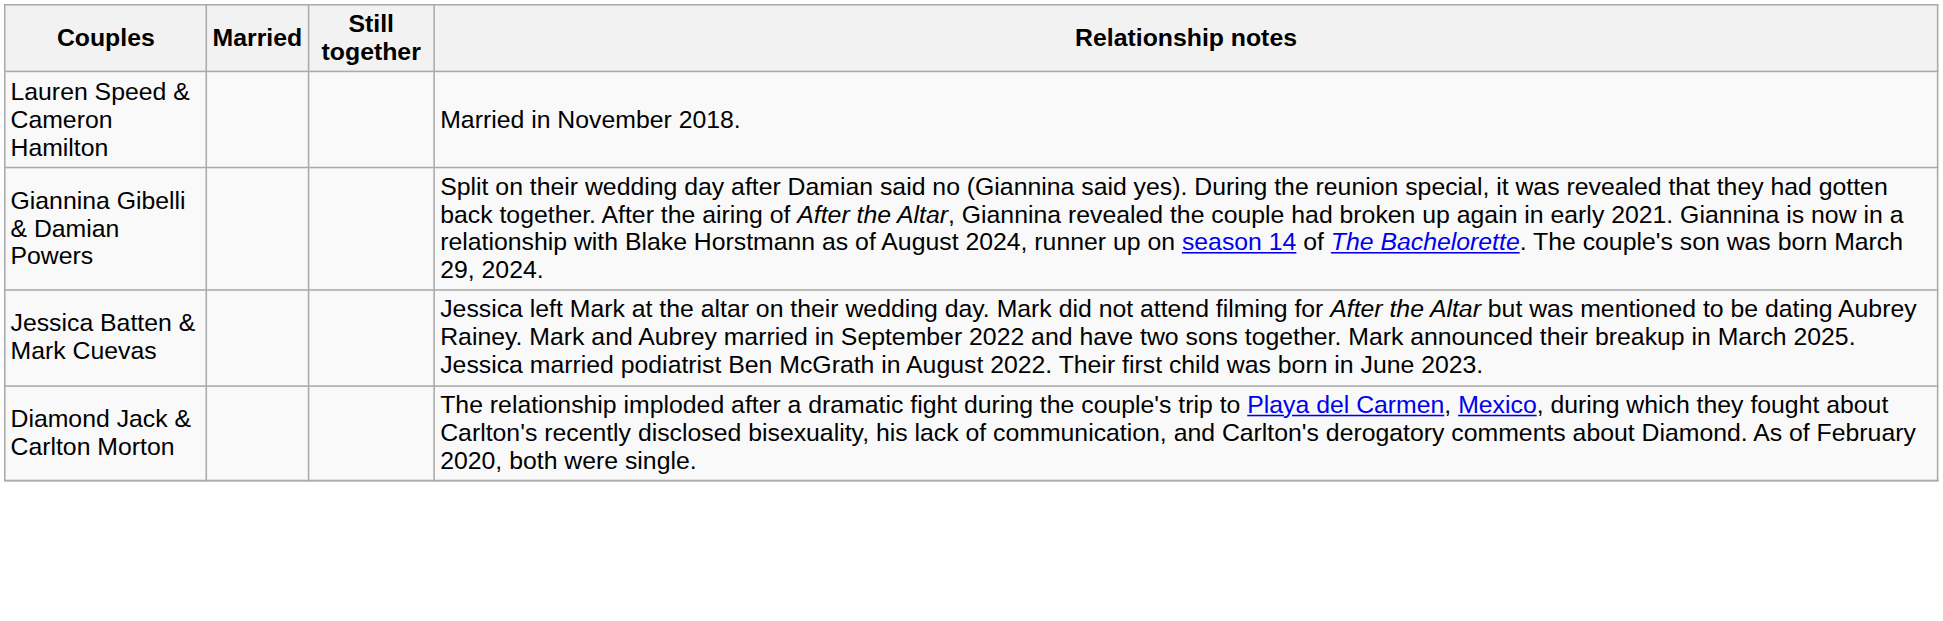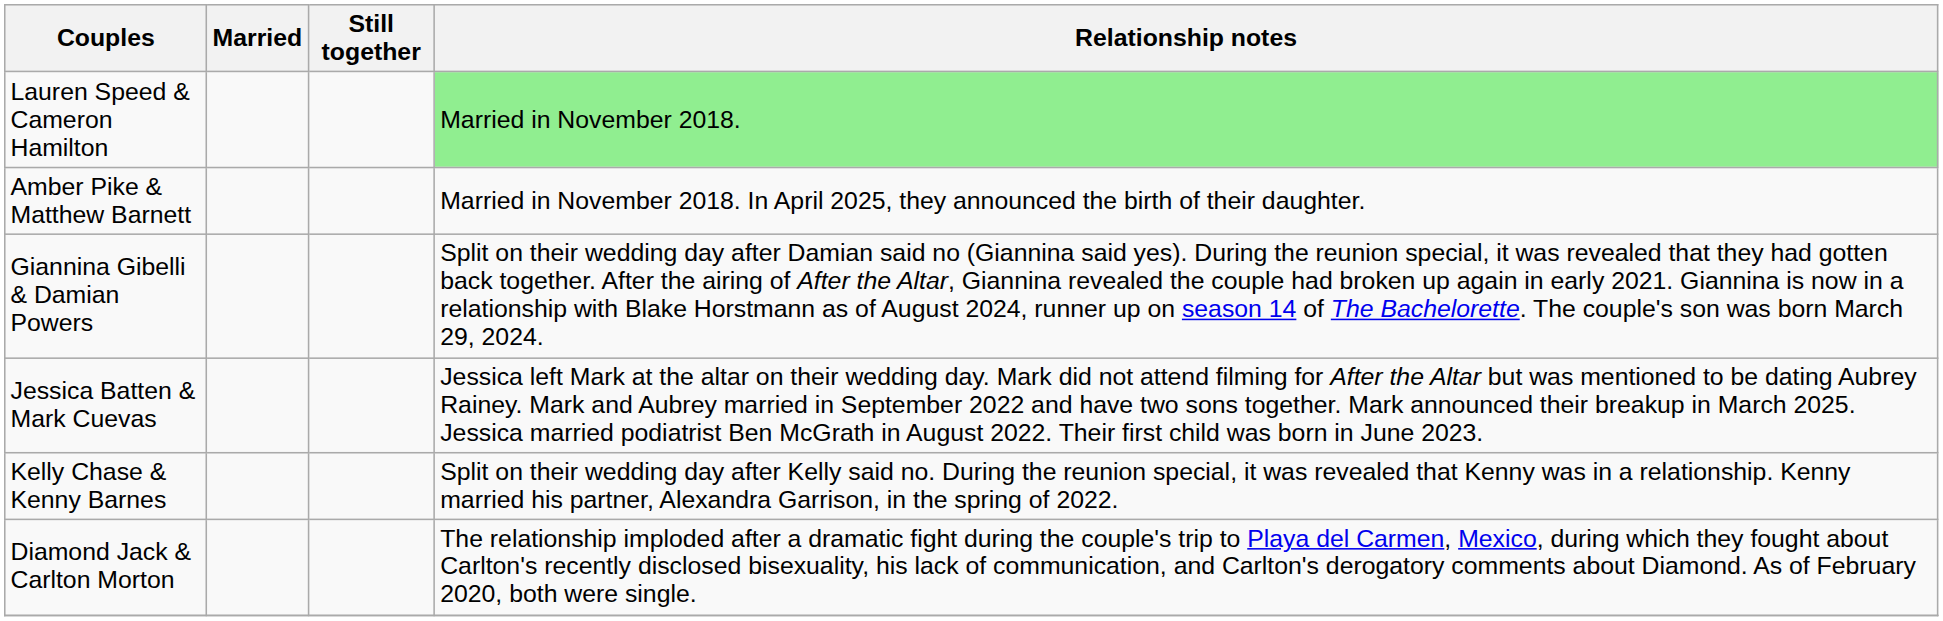(590, 119) no background -> (590, 119) lightgreen background
+ row: (101, 200)
+ row: (88, 485)
